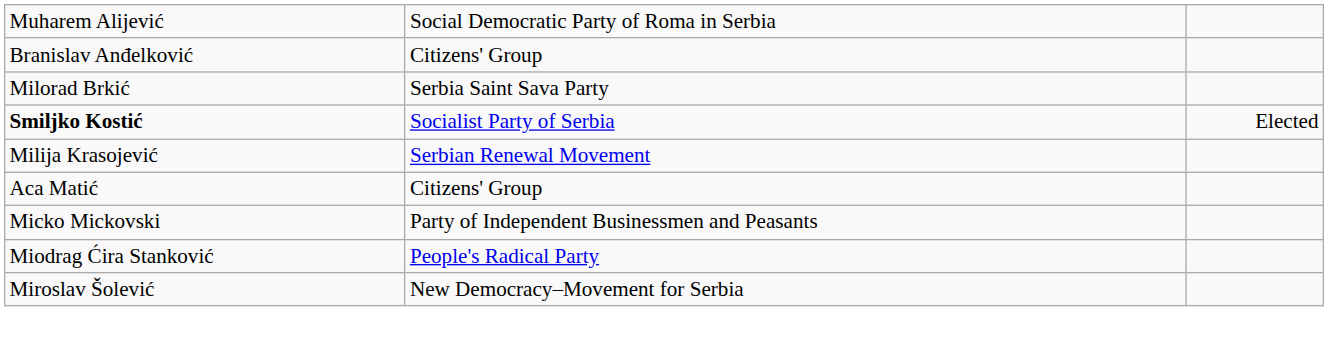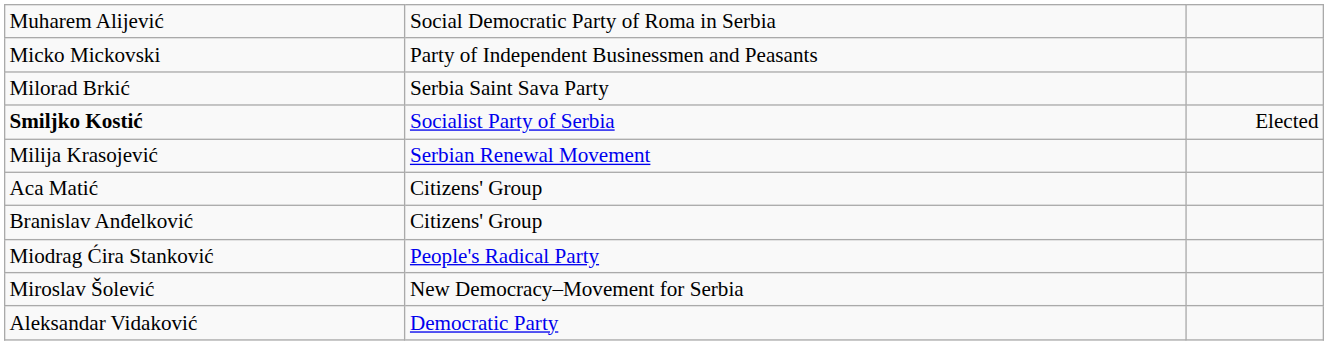rows swapped: (101, 54) <-> (85, 222)
+ row: (103, 322)
